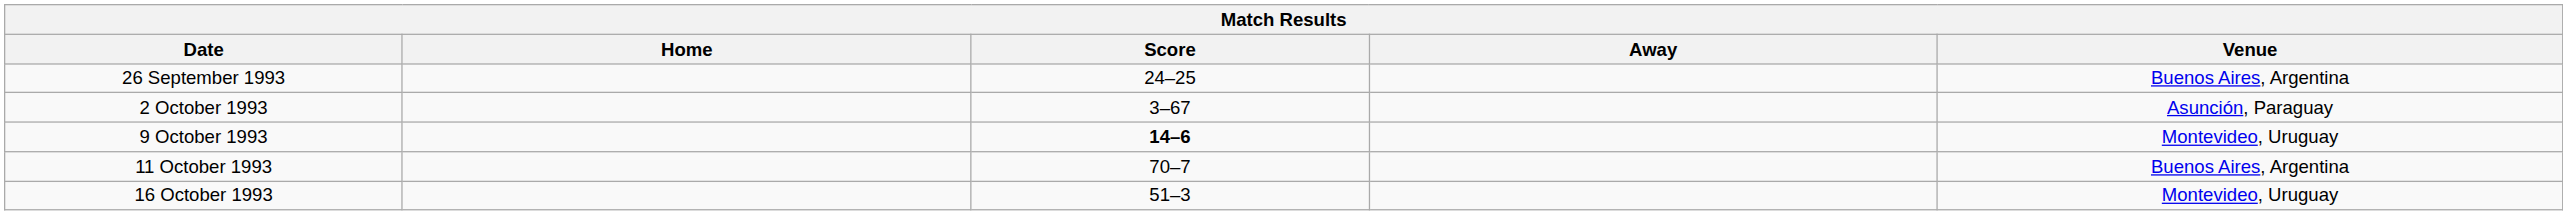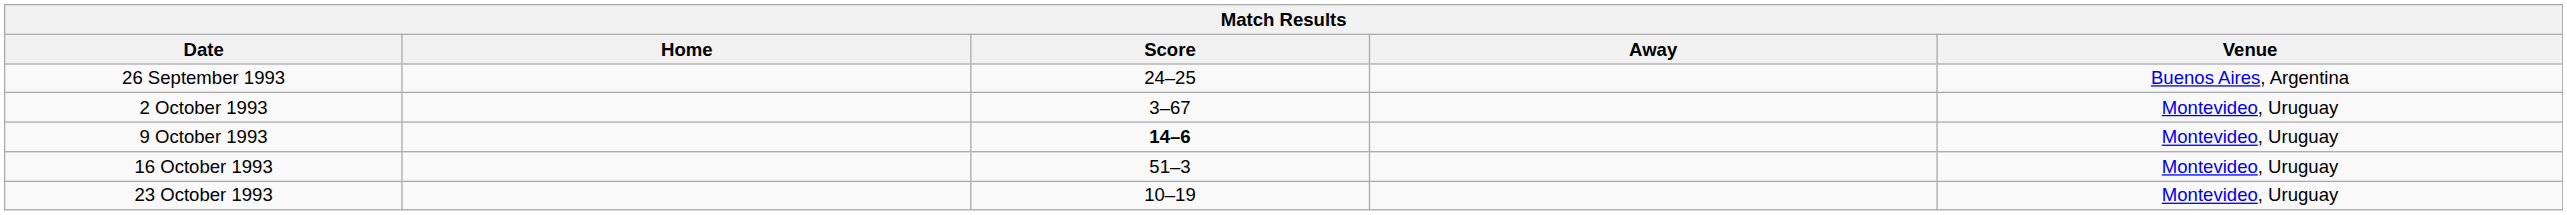(2250, 108) Asunción, Paraguay -> (2250, 108) Montevideo, Uruguay
- row: (204, 166)
+ row: (204, 196)
